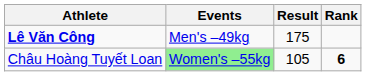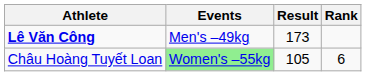(298, 37) 175 -> (298, 37) 173
(341, 60) bold -> (341, 60) normal
